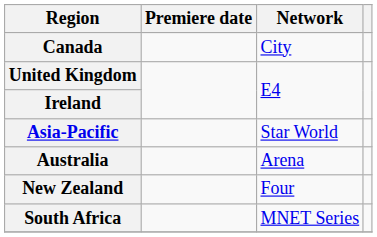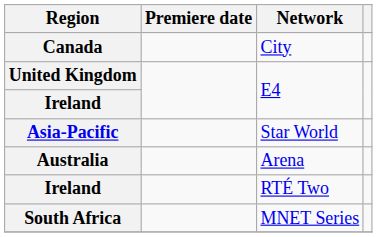- row: (73, 189)
+ row: (73, 189)
